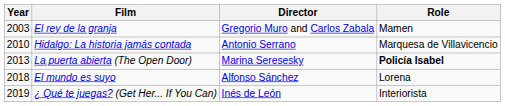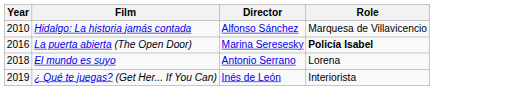- row: (75, 28)
(259, 45) Antonio Serrano -> (260, 28) Alfonso Sánchez
(18, 61) 2013 -> (18, 45) 2016
(260, 77) Alfonso Sánchez -> (259, 61) Antonio Serrano
